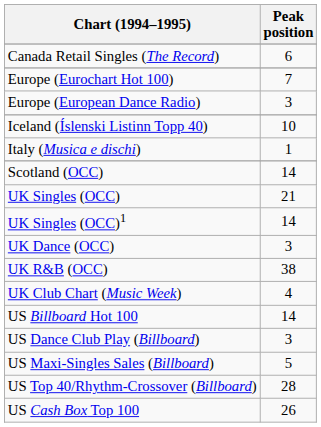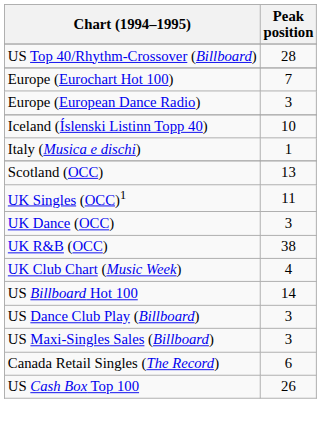rows swapped: (113, 56) <-> (132, 386)
(288, 172) 14 -> (288, 172) 13
- row: (64, 196)
(288, 221) 14 -> (288, 198) 11
(288, 363) 5 -> (288, 340) 3
